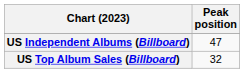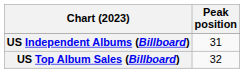(216, 42) 47 -> (216, 42) 31
